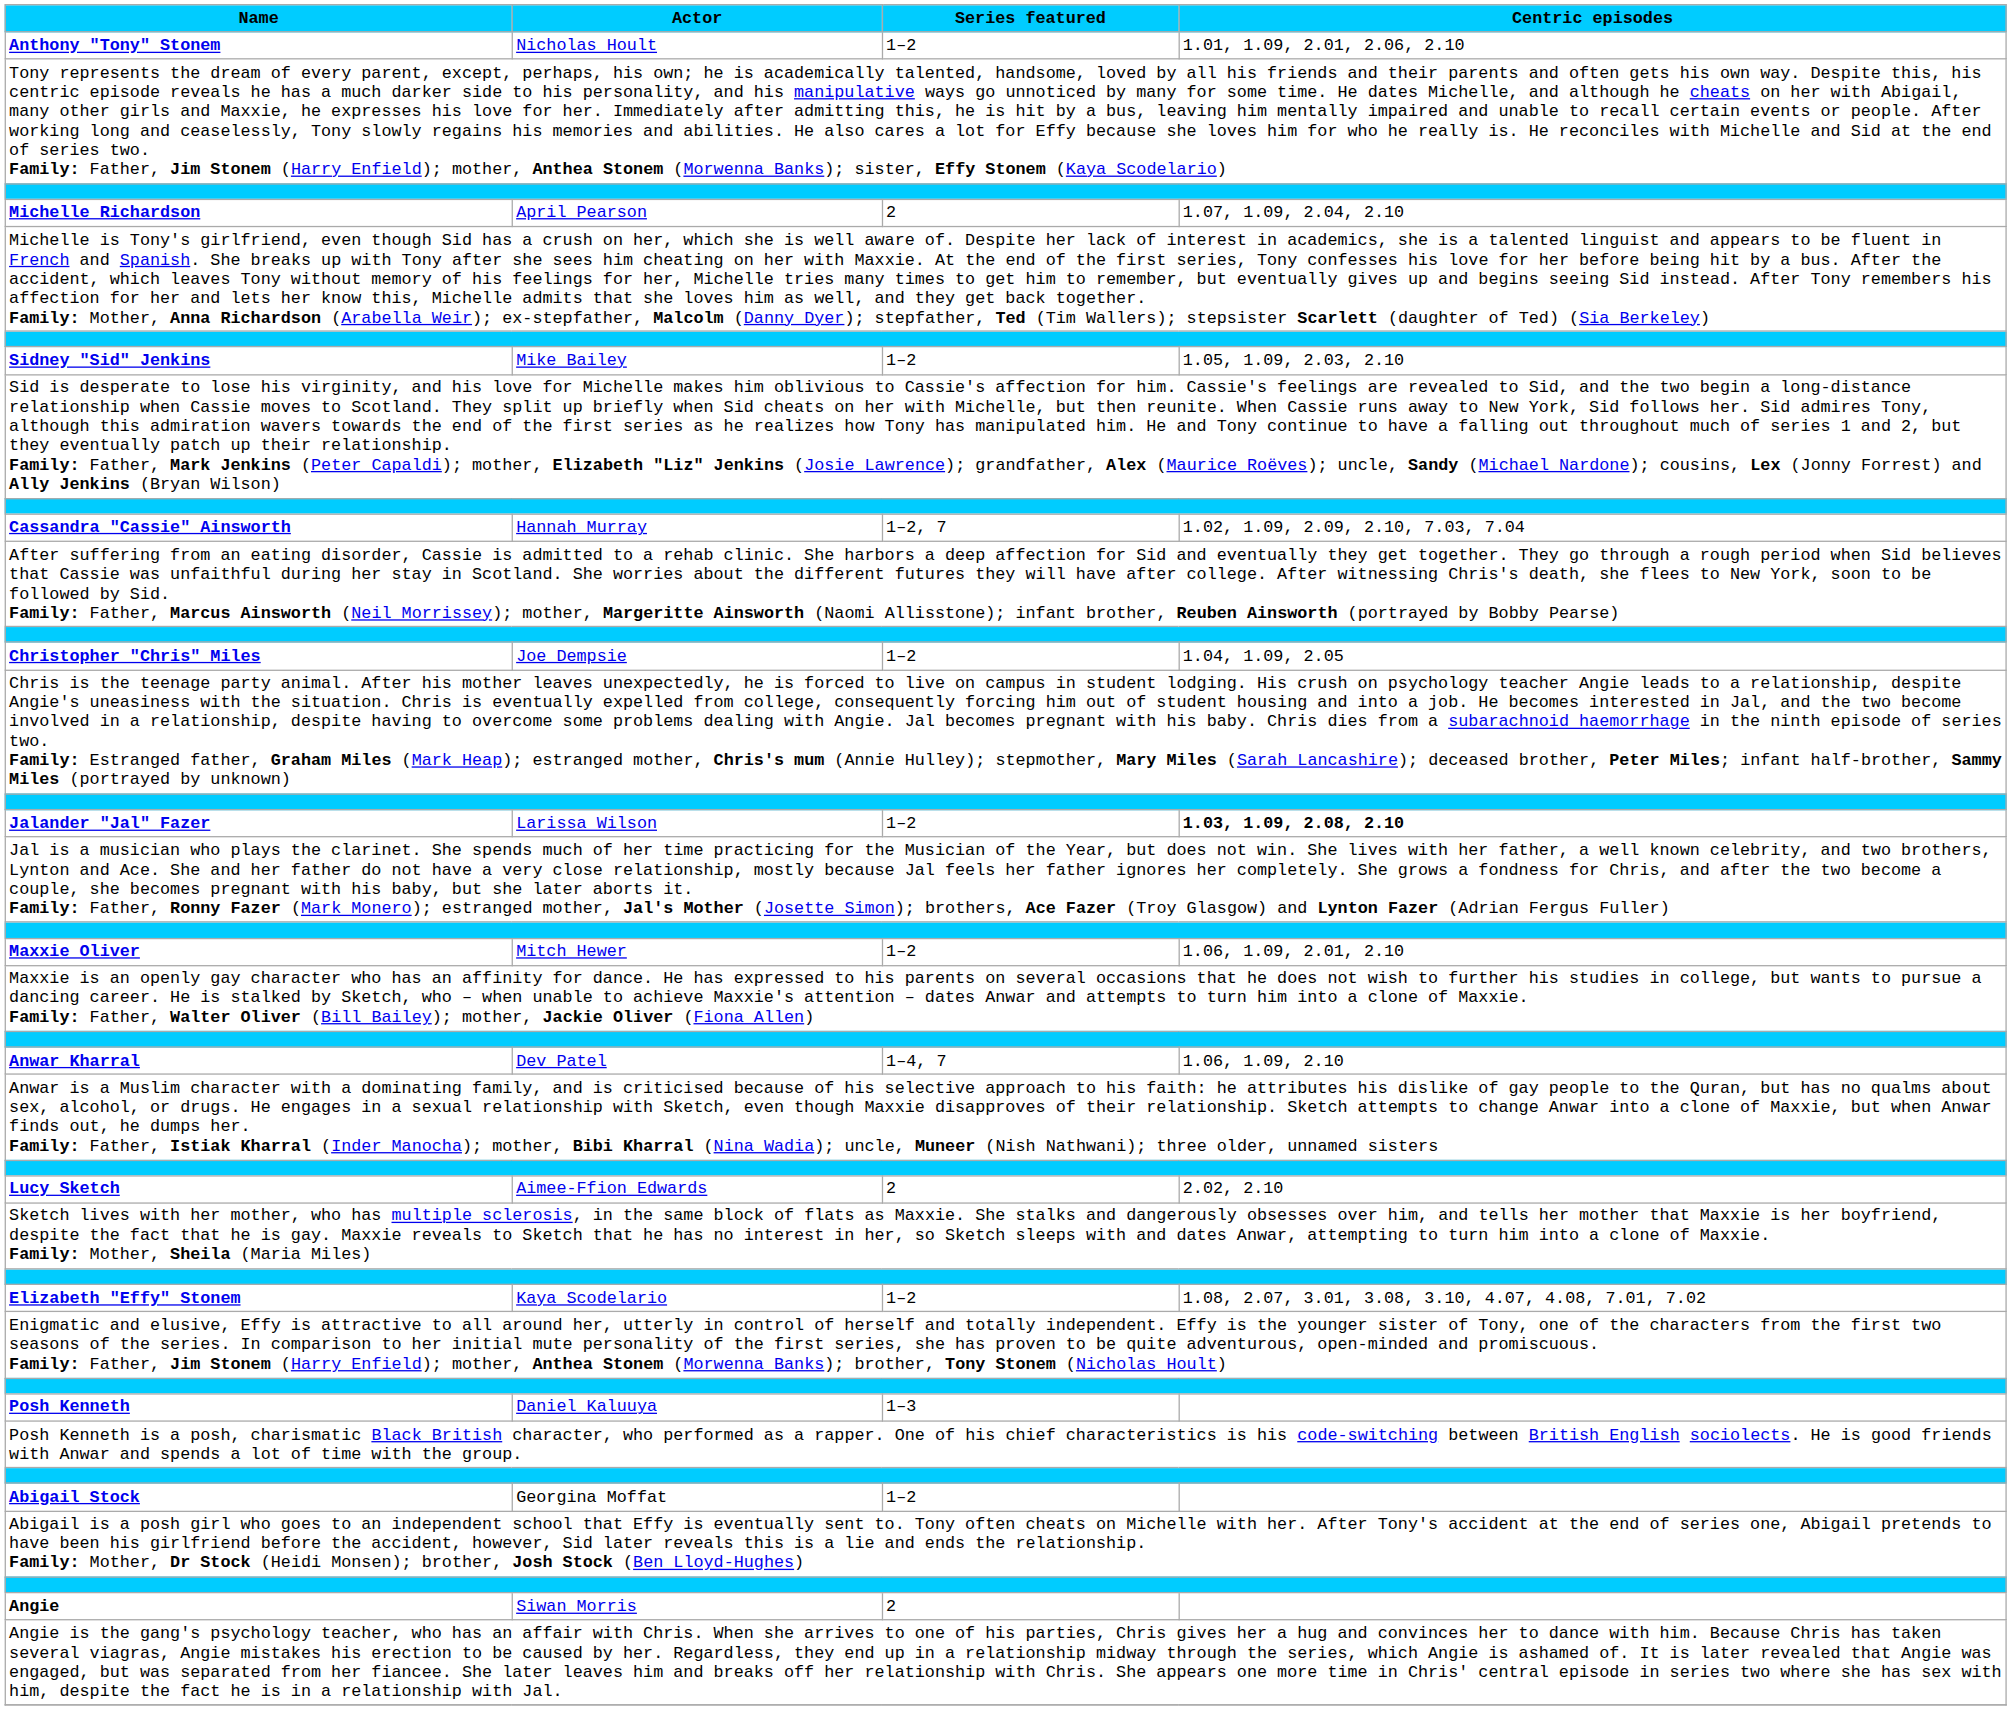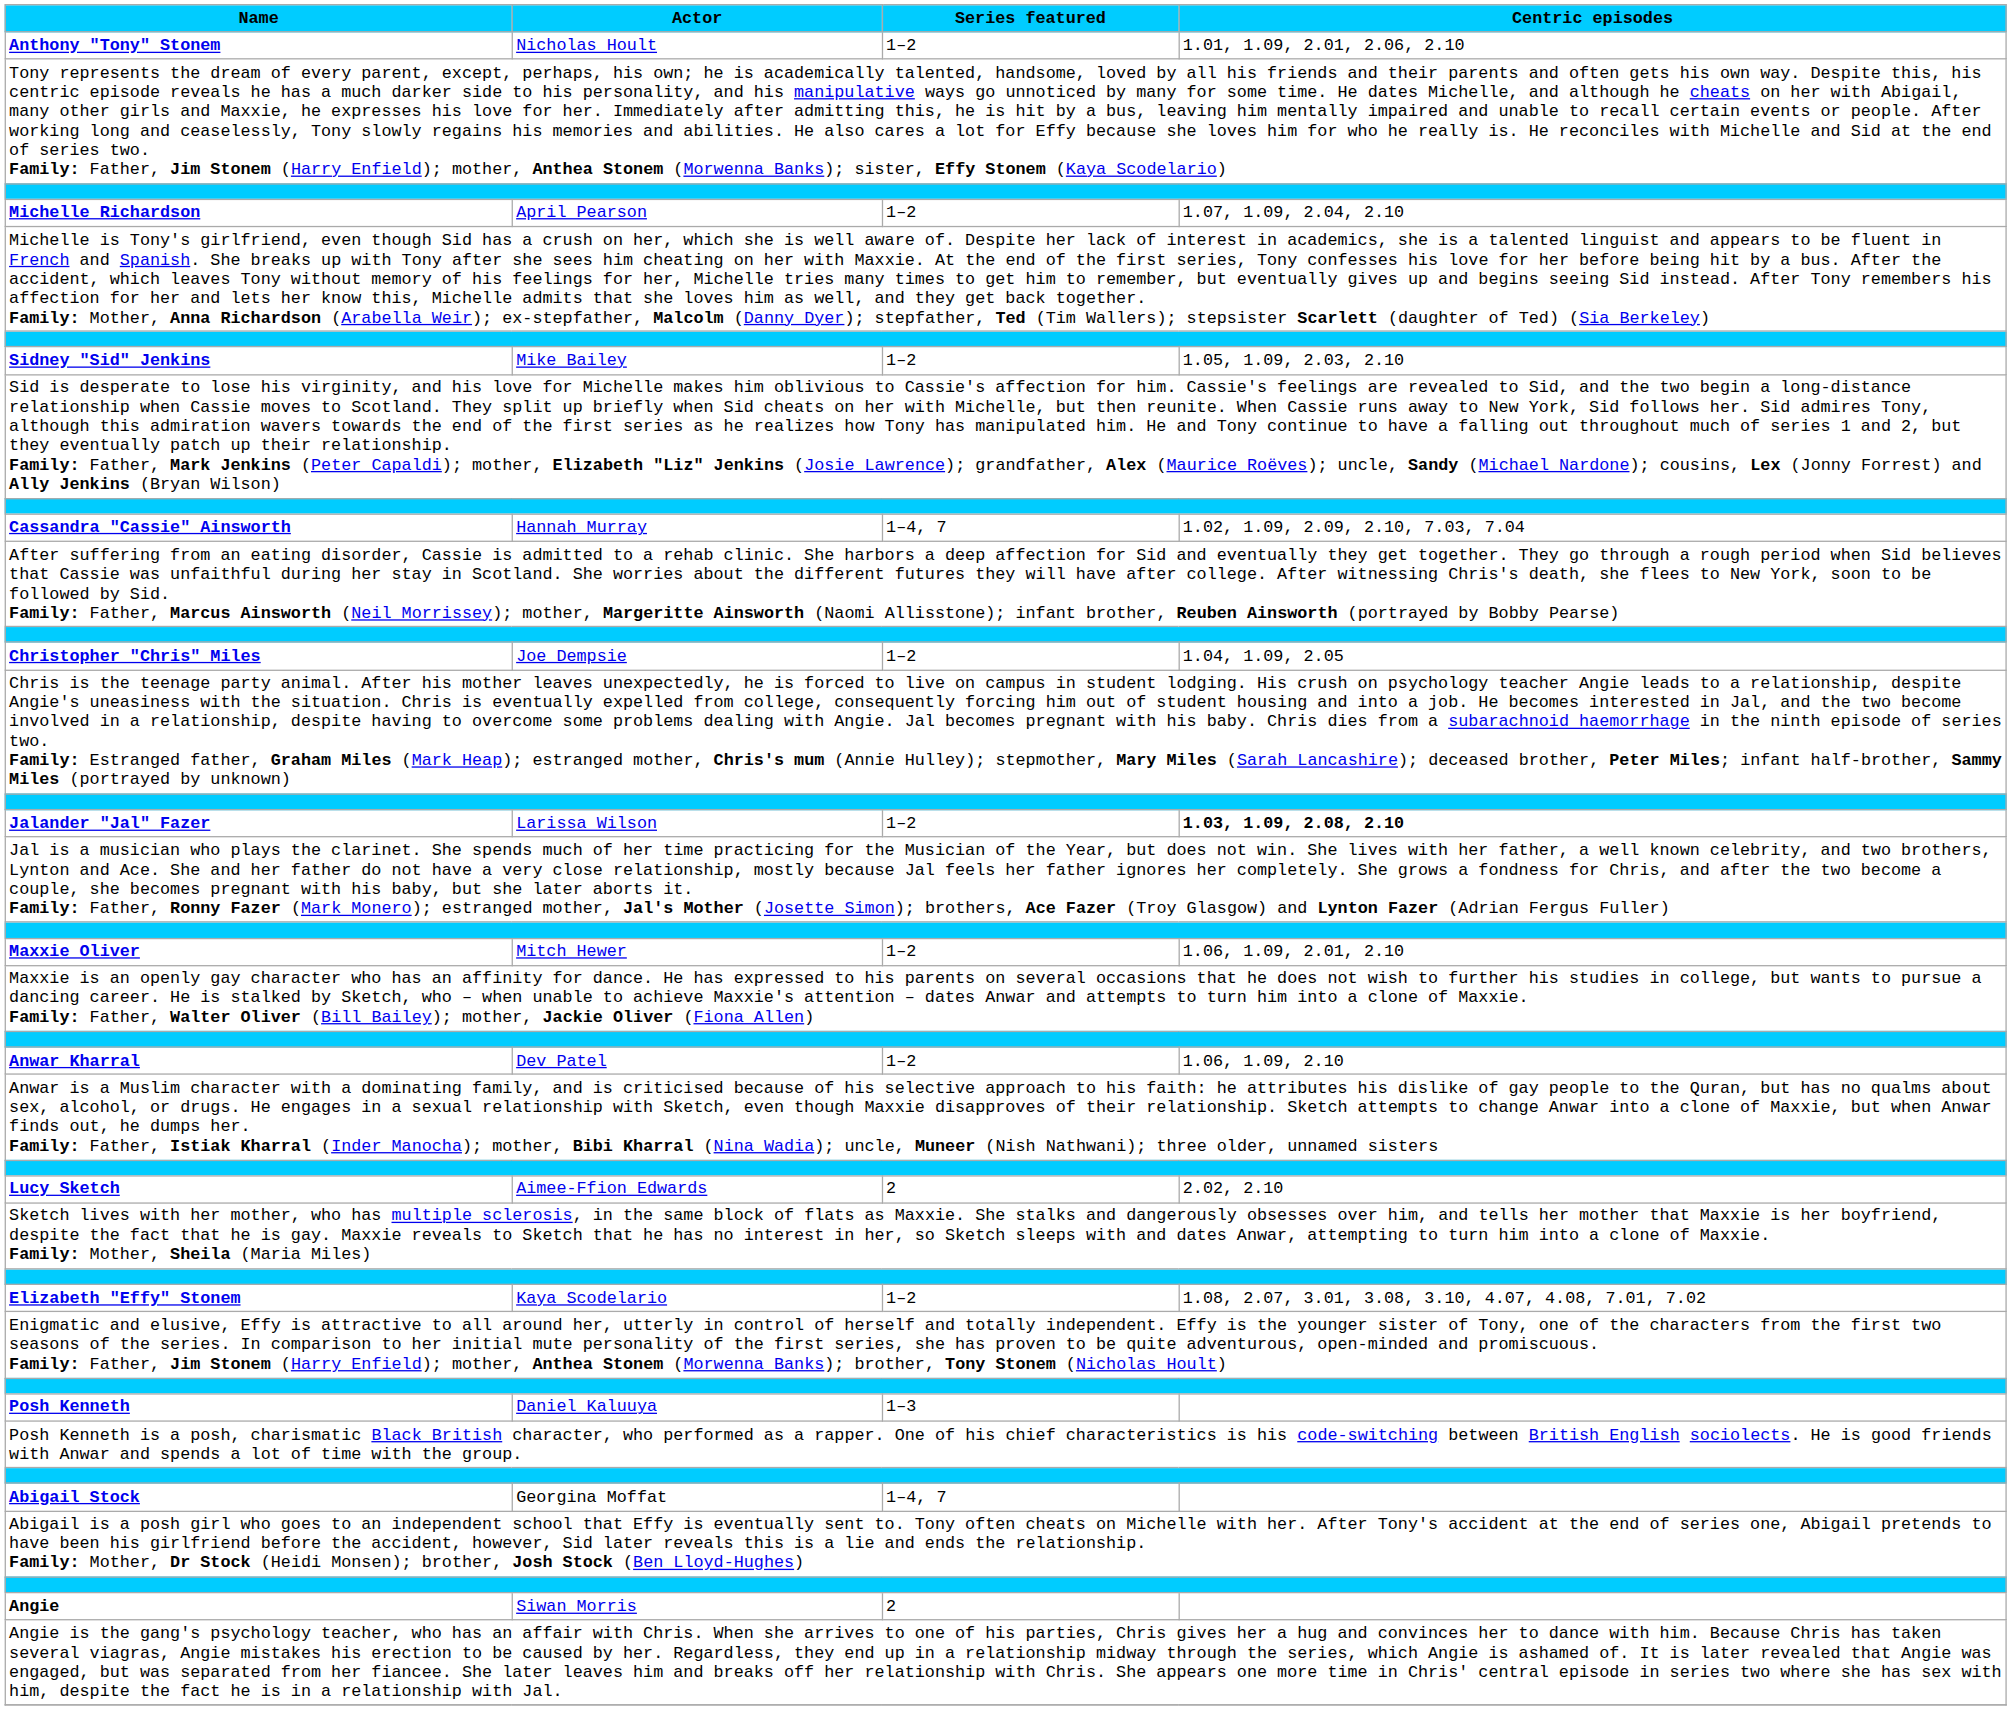(891, 213) 2 -> (901, 213) 1–2
(916, 528) 1–2, 7 -> (916, 528) 1–4, 7
(916, 1061) 1–4, 7 -> (901, 1061) 1–2
(901, 1497) 1–2 -> (916, 1497) 1–4, 7
